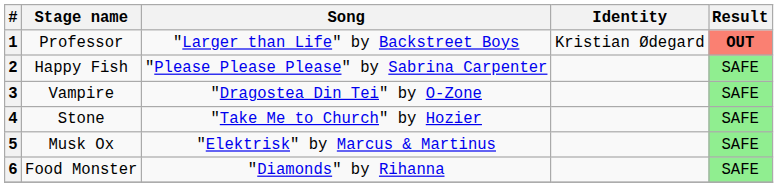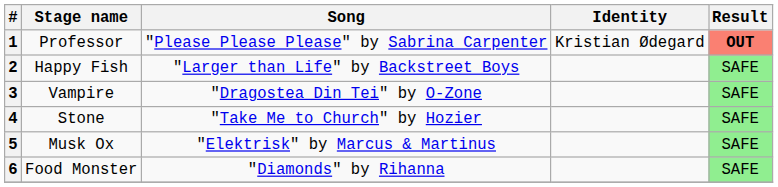(346, 43) "Larger than Life" by Backstreet Boys -> (346, 43) "Please Please Please" by Sabrina Carpenter
(346, 68) "Please Please Please" by Sabrina Carpenter -> (346, 68) "Larger than Life" by Backstreet Boys
